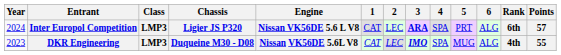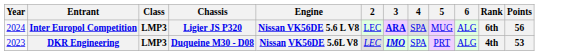- column: (372, 12)
(464, 28) PRT -> (442, 28) MUG
(542, 28) 57 -> (519, 28) 56
(464, 43) MUG -> (442, 43) PRT
(542, 43) 55 -> (519, 43) 53
